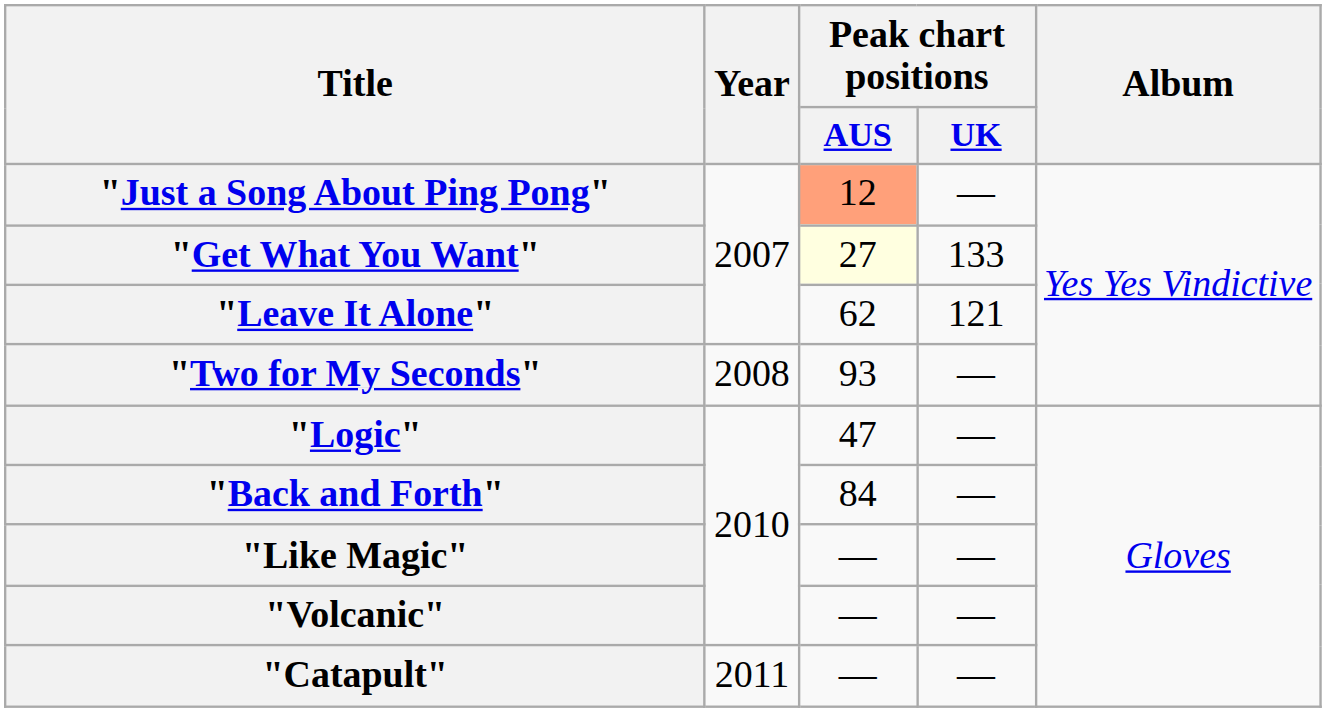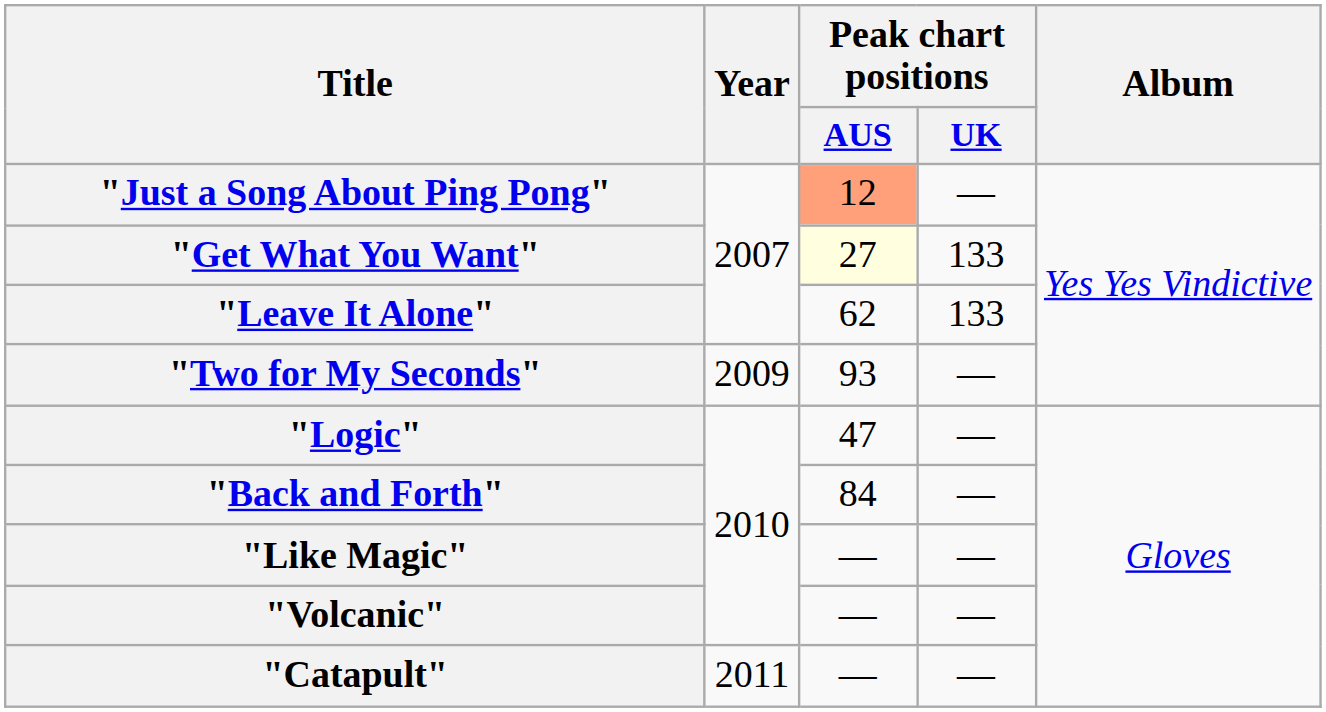(976, 313) 121 -> (976, 313) 133
(752, 374) 2008 -> (752, 374) 2009
